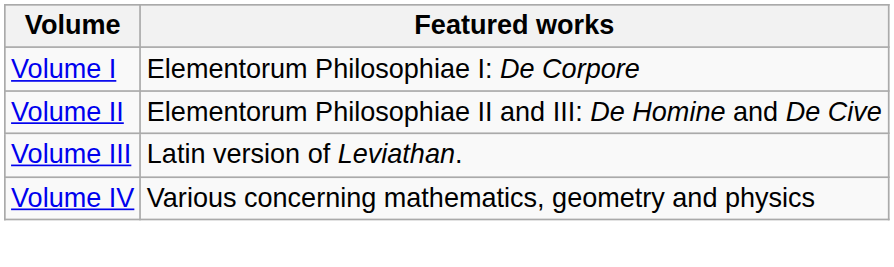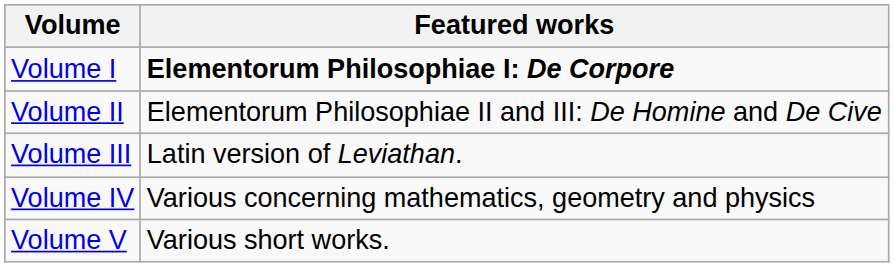(393, 68) normal -> (410, 68) bold
+ row: (69, 240)
